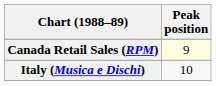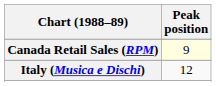(186, 70) 10 -> (186, 70) 12
